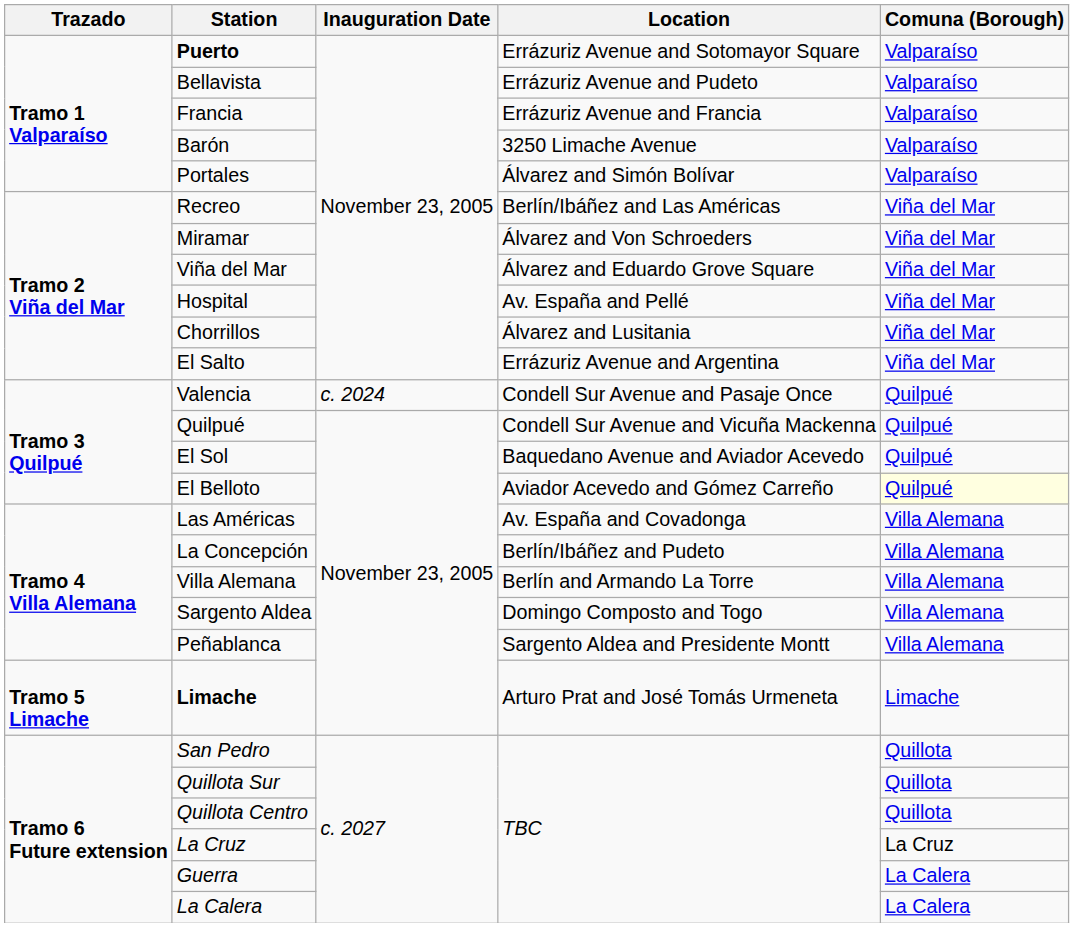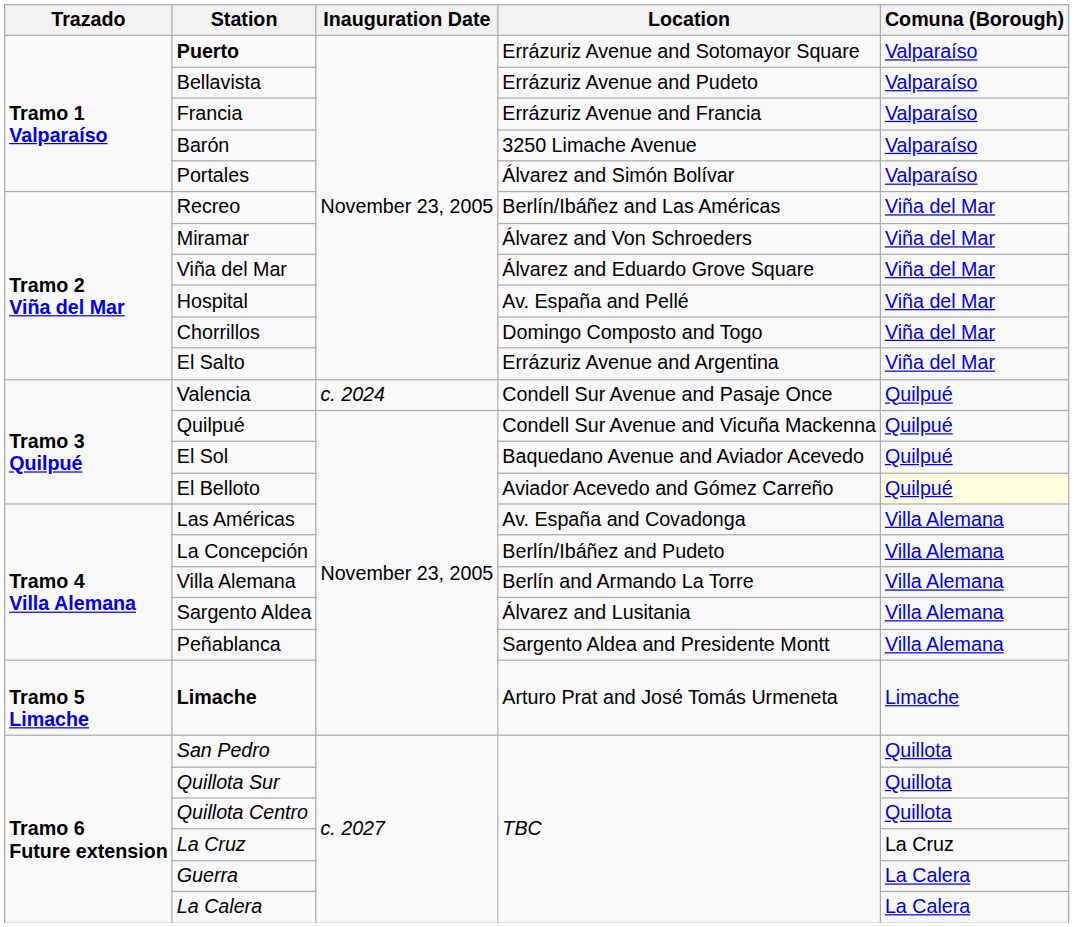(596, 332) Álvarez and Lusitania -> (632, 332) Domingo Composto and Togo
(632, 613) Domingo Composto and Togo -> (596, 613) Álvarez and Lusitania
